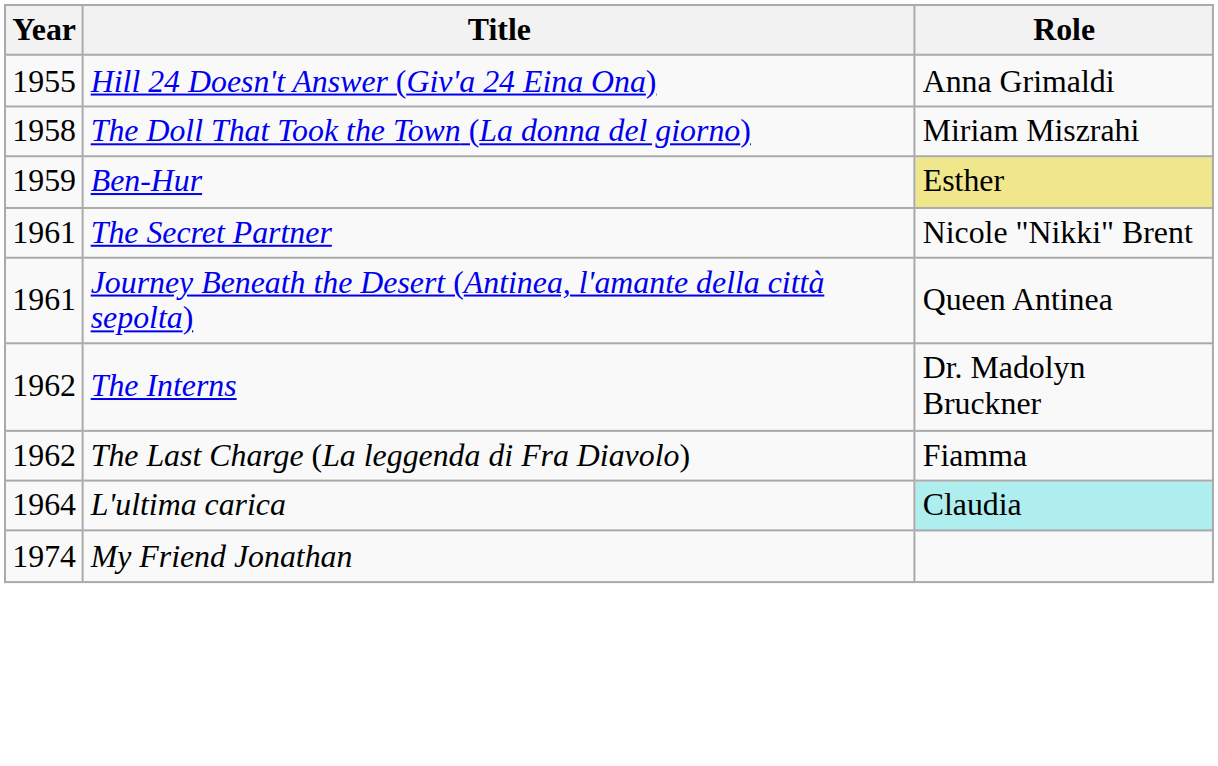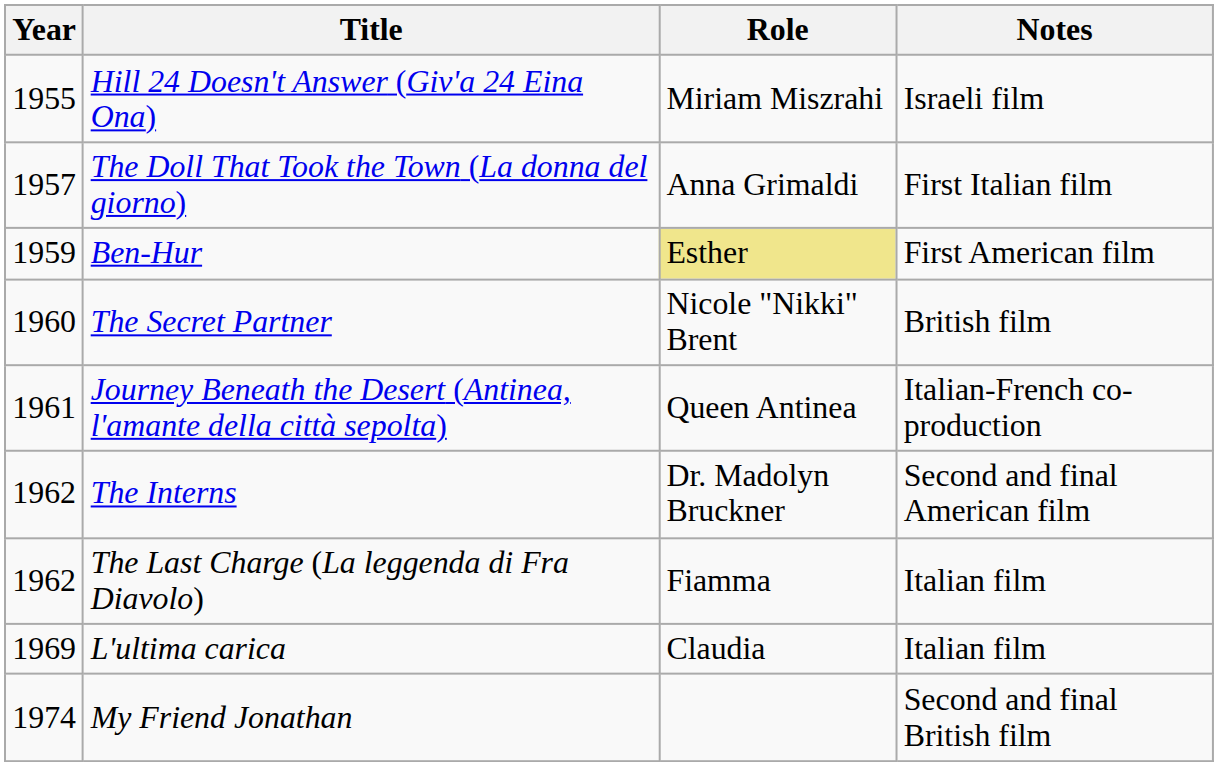+ column: (1055, 29)
(1019, 80) Anna Grimaldi -> (775, 98) Miriam Miszrahi
(44, 130) 1958 -> (44, 184) 1957
(1031, 130) Miriam Miszrahi -> (762, 184) Anna Grimaldi
(44, 231) 1961 -> (44, 321) 1960
(44, 505) 1964 -> (44, 648) 1969
(972, 505) paleturquoise background -> (716, 648) no background
